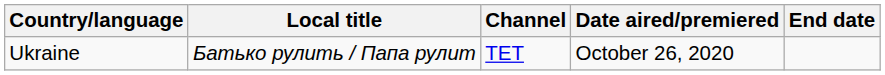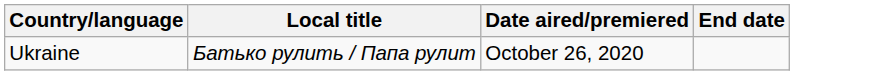- column: (526, 20)
